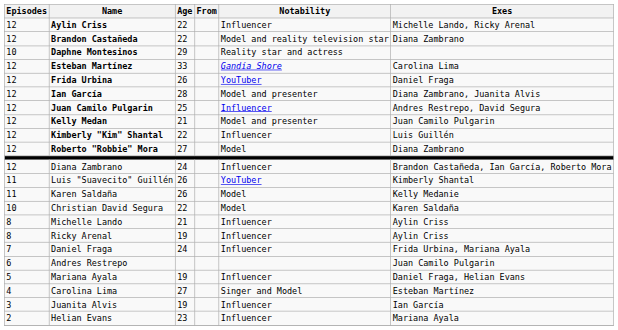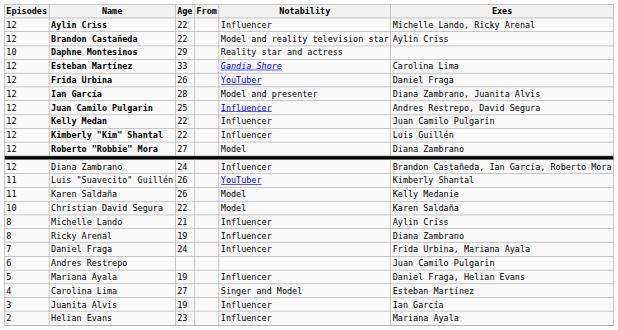(428, 39) Diana Zambrano -> (421, 39) Aylin Criss
(182, 121) 21 -> (182, 121) 22
(269, 121) Model and presenter -> (246, 121) Influencer
(421, 236) Aylin Criss -> (428, 236) Diana Zambrano
